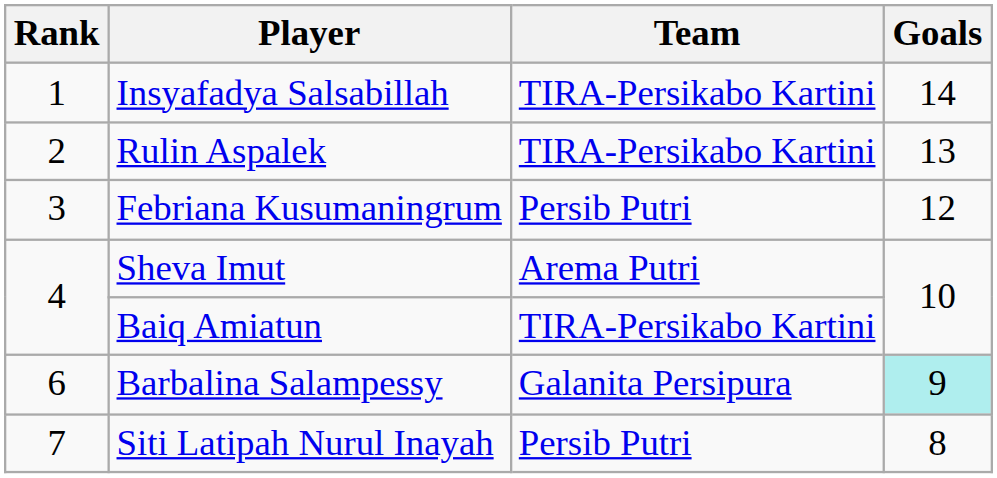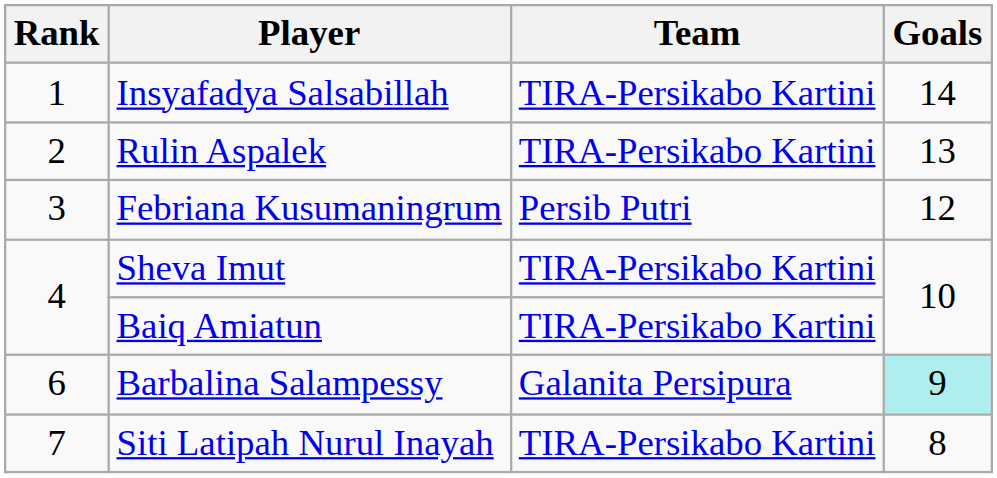(609, 267) Arema Putri -> (697, 267) TIRA-Persikabo Kartini
(605, 442) Persib Putri -> (697, 442) TIRA-Persikabo Kartini
